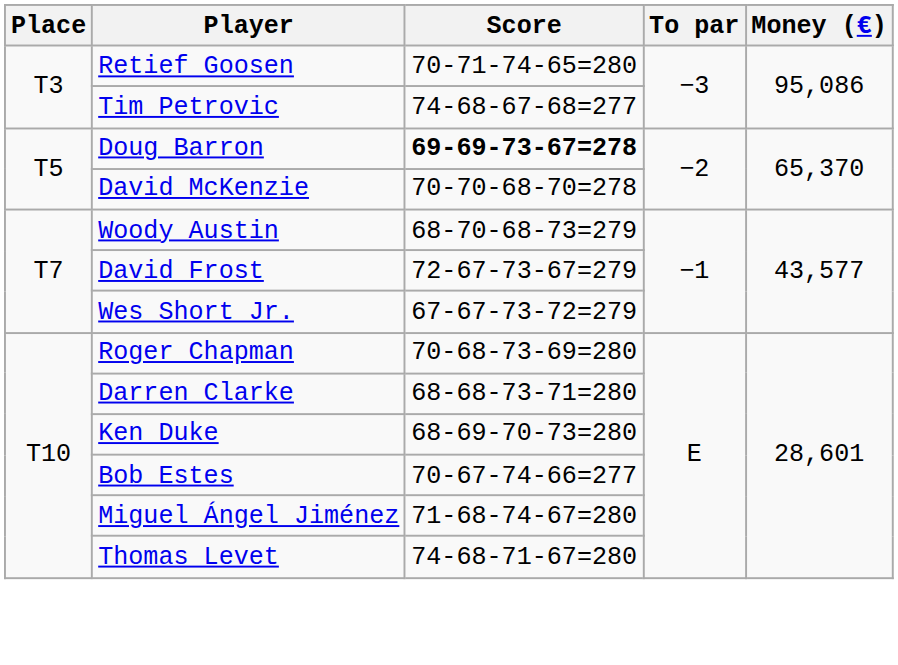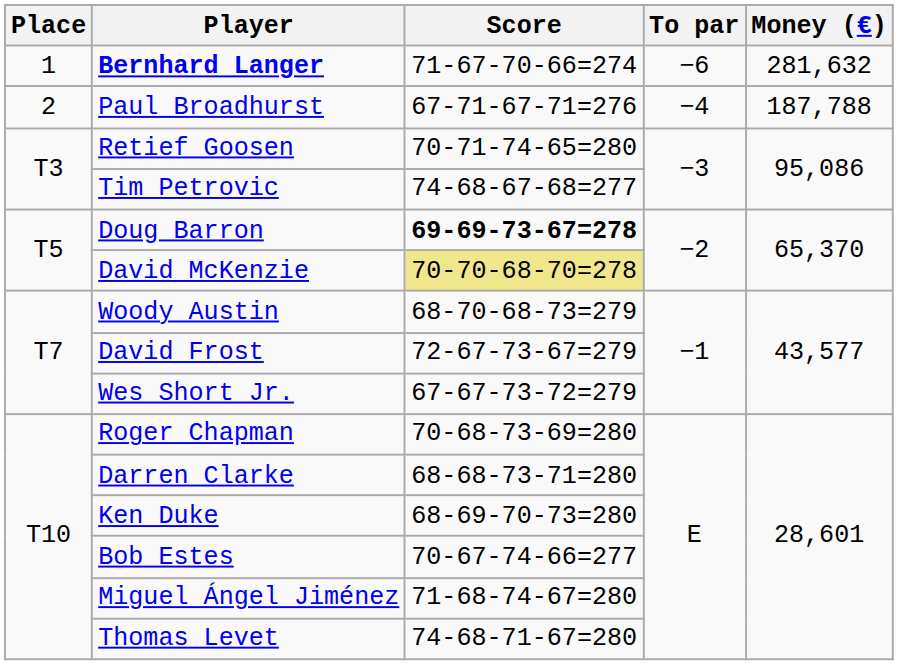+ row: (211, 66)
+ row: (211, 107)
(524, 189) no background -> (524, 271) khaki background
